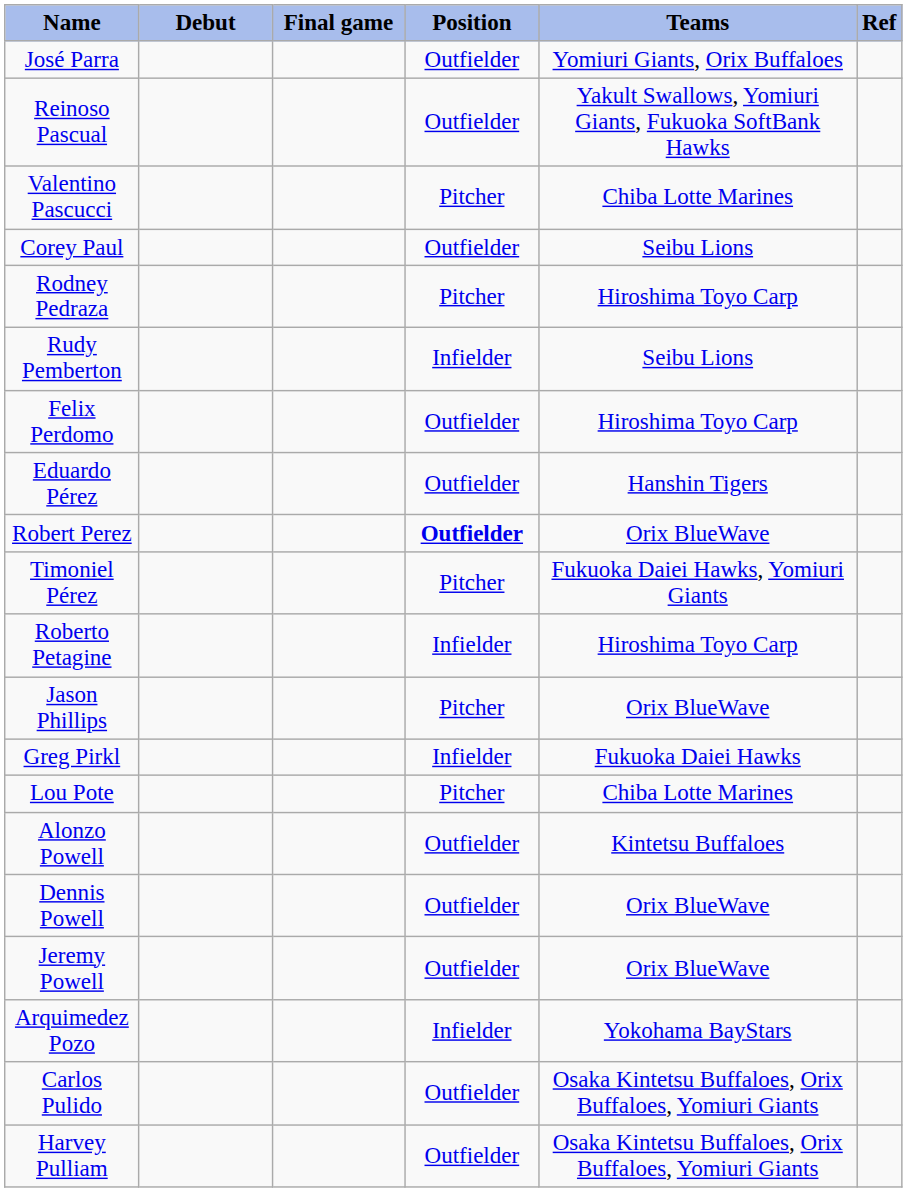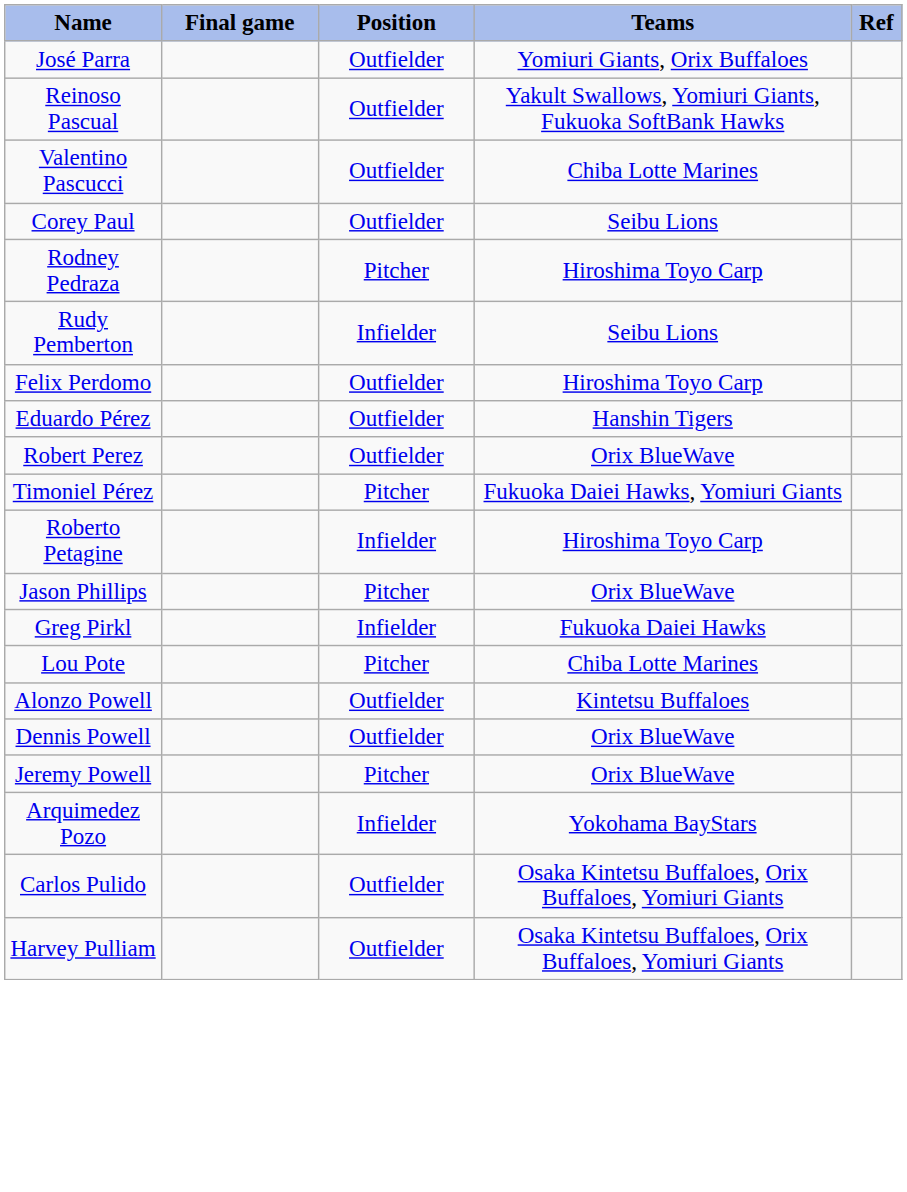- column: (206, 22)
(472, 197) Pitcher -> (396, 171) Outfielder
(472, 533) bold -> (396, 455) normal
(472, 967) Outfielder -> (396, 773) Pitcher
